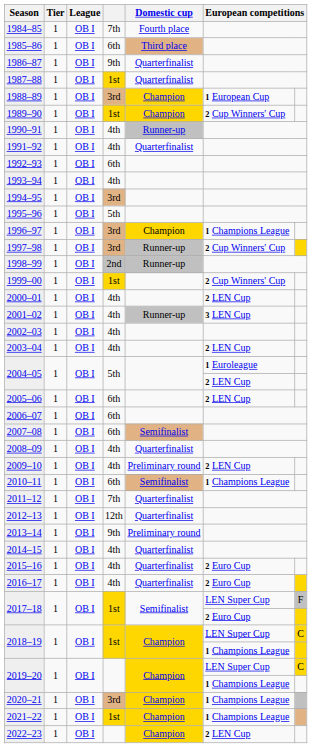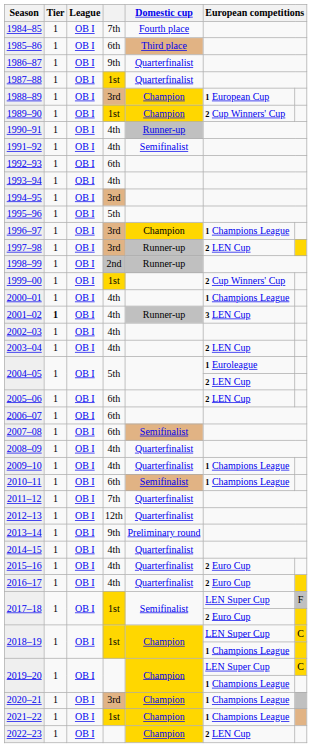(164, 147) Quarterfinalist -> (164, 147) Semifinalist
(245, 247) 2 Cup Winners' Cup -> (228, 247) 2 LEN Cup
(228, 298) 2 LEN Cup -> (247, 298) 1 Champions League
(55, 314) normal -> (55, 314) bold
(164, 465) Preliminary round -> (164, 465) Quarterfinalist
(228, 465) 2 LEN Cup -> (247, 465) 1 Champions League
